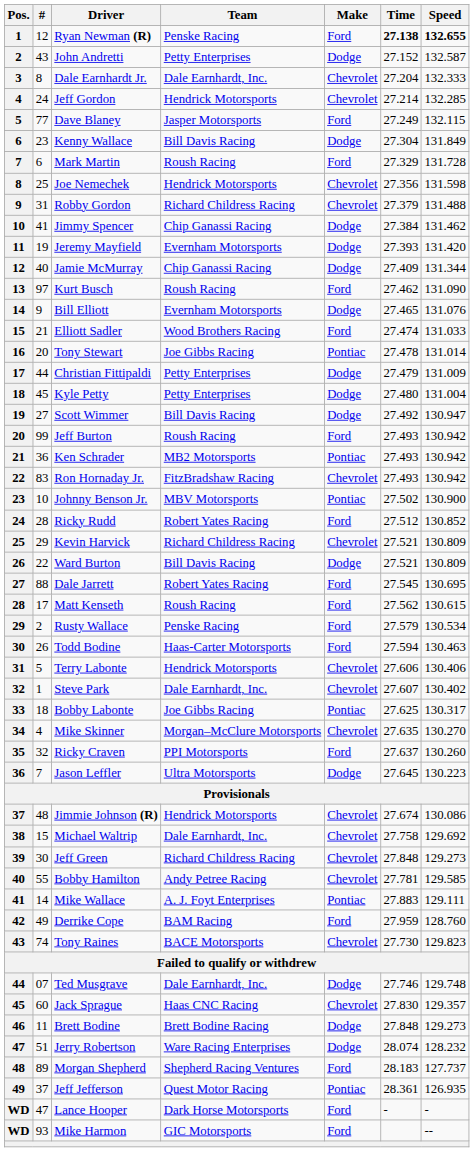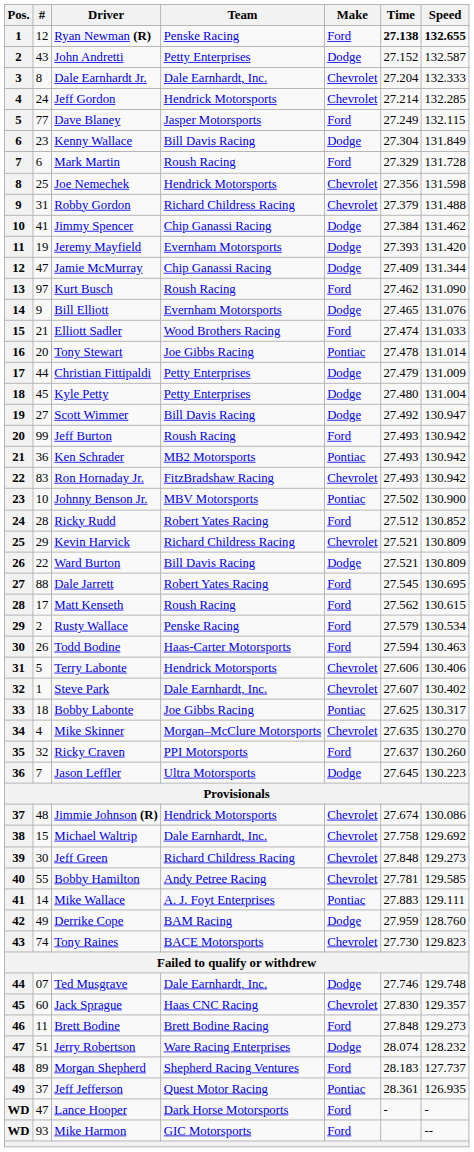(42, 267) 40 -> (42, 267) 47
(339, 920) Ford -> (344, 920) Dodge
(344, 1025) Dodge -> (339, 1025) Ford
